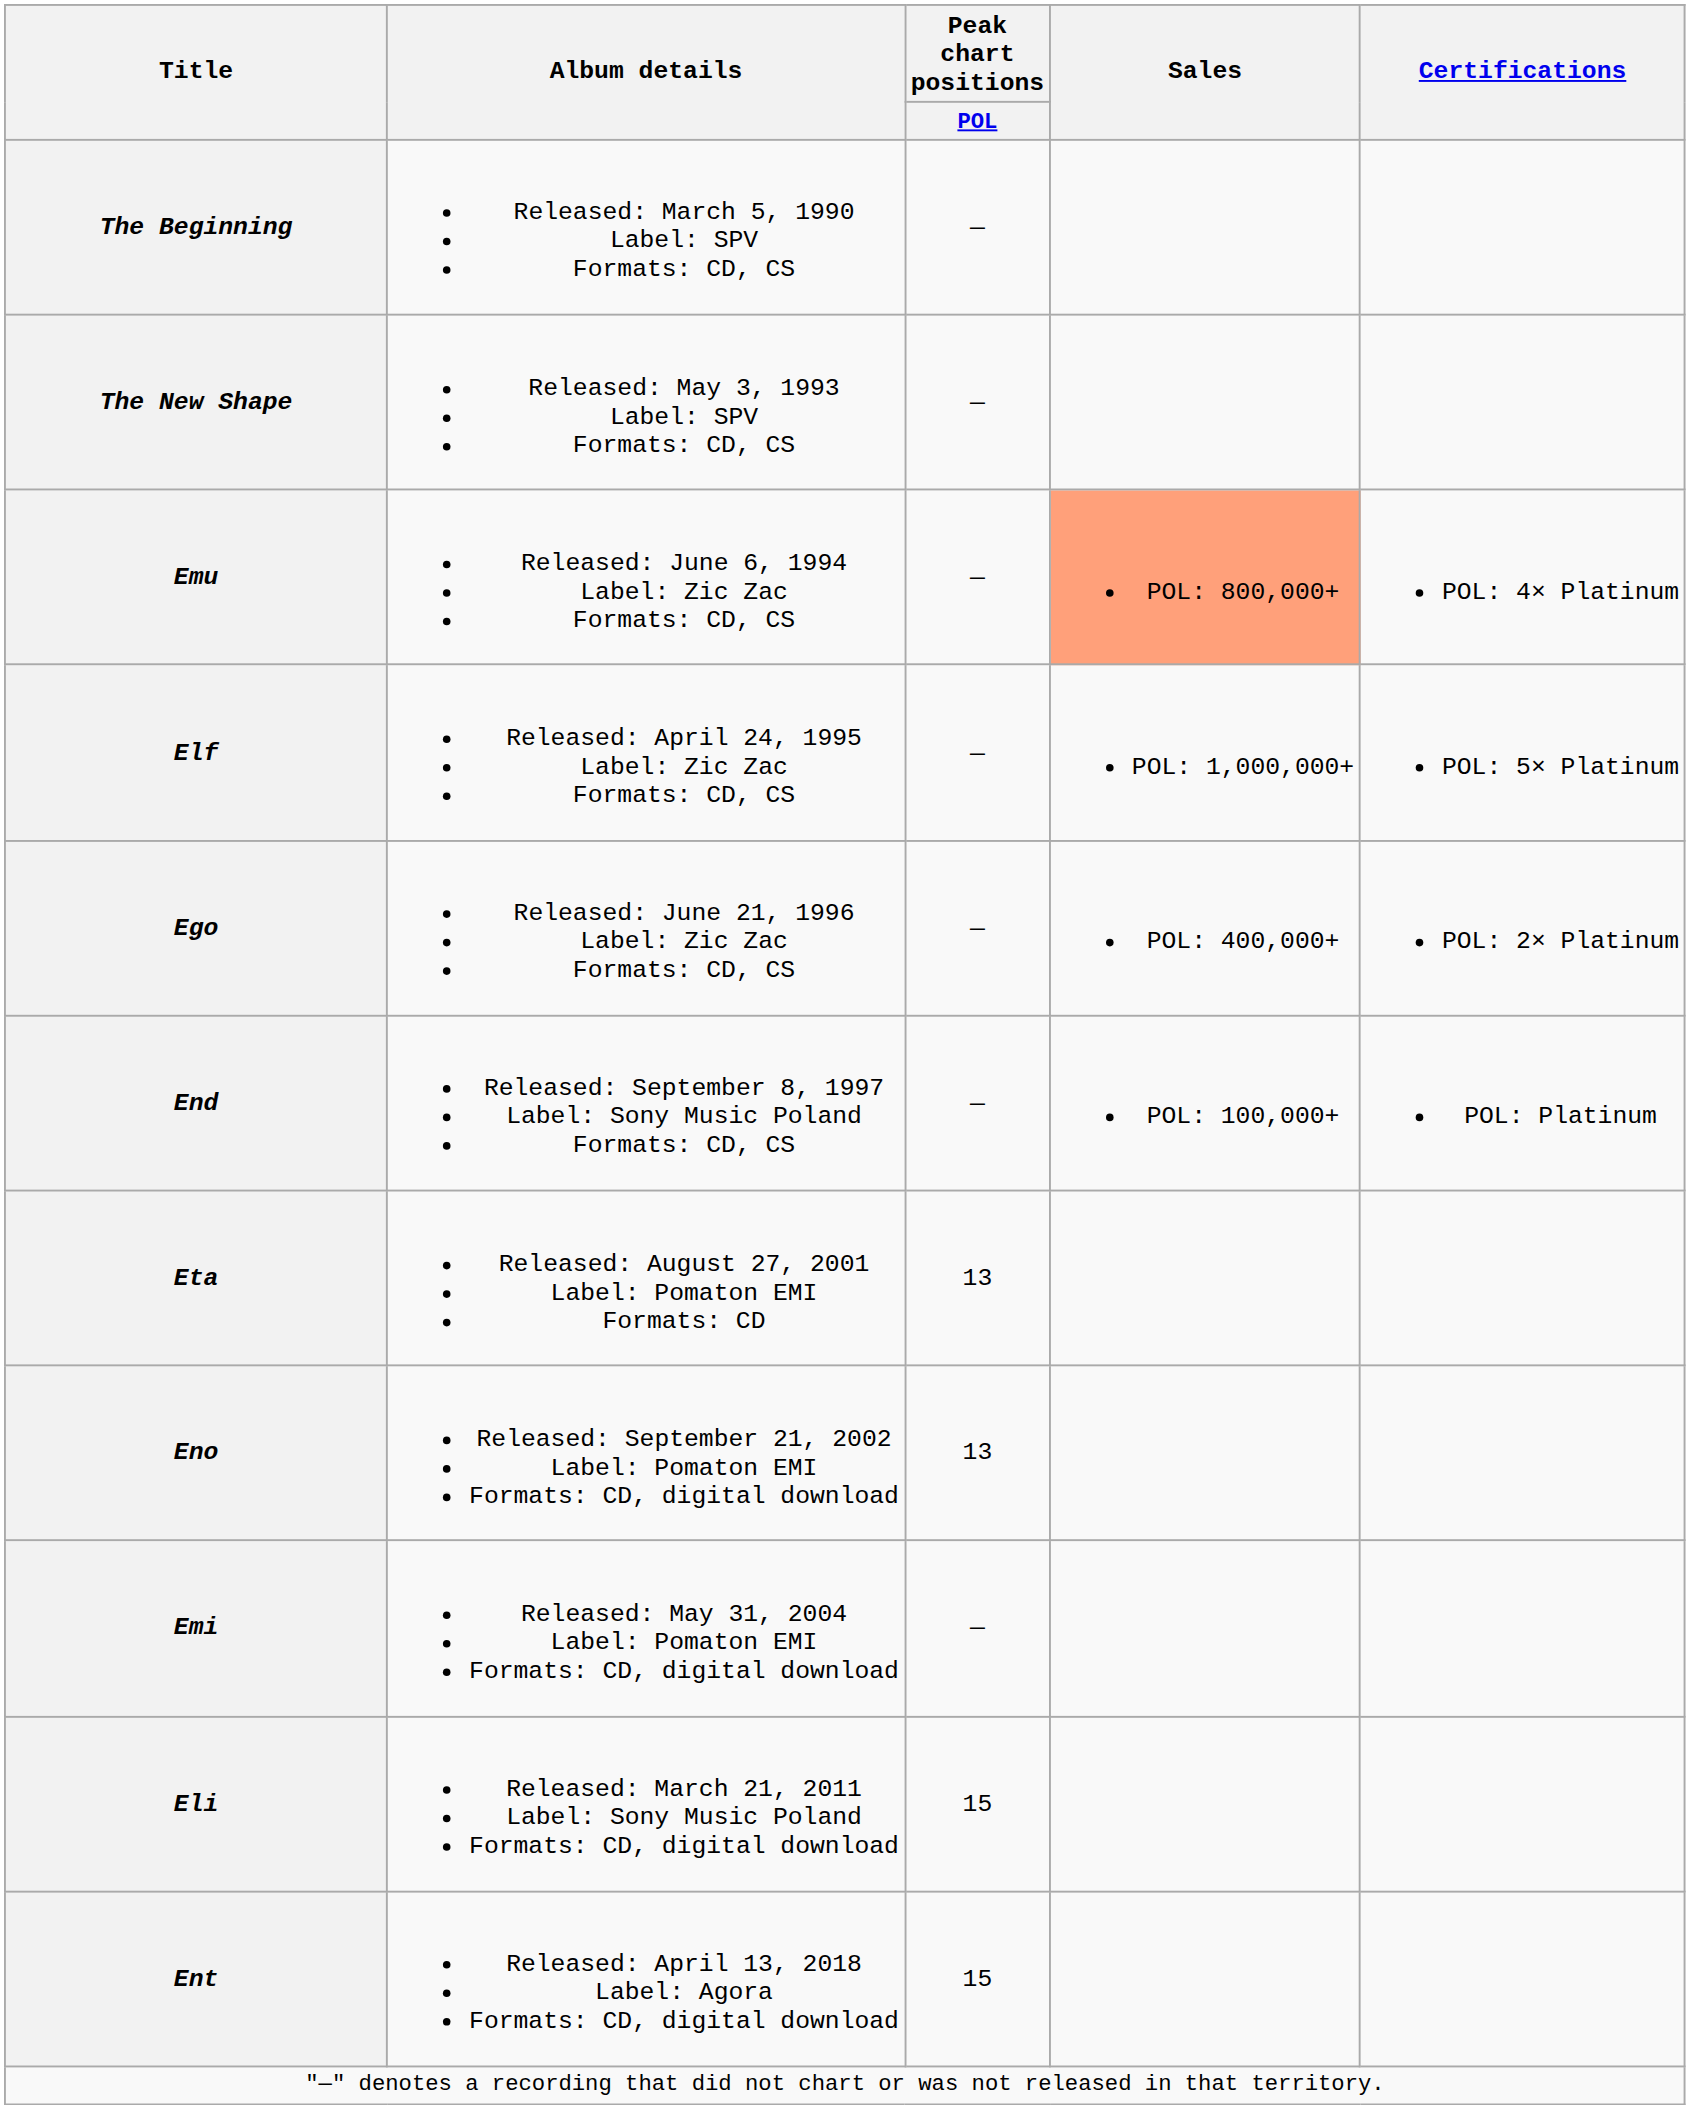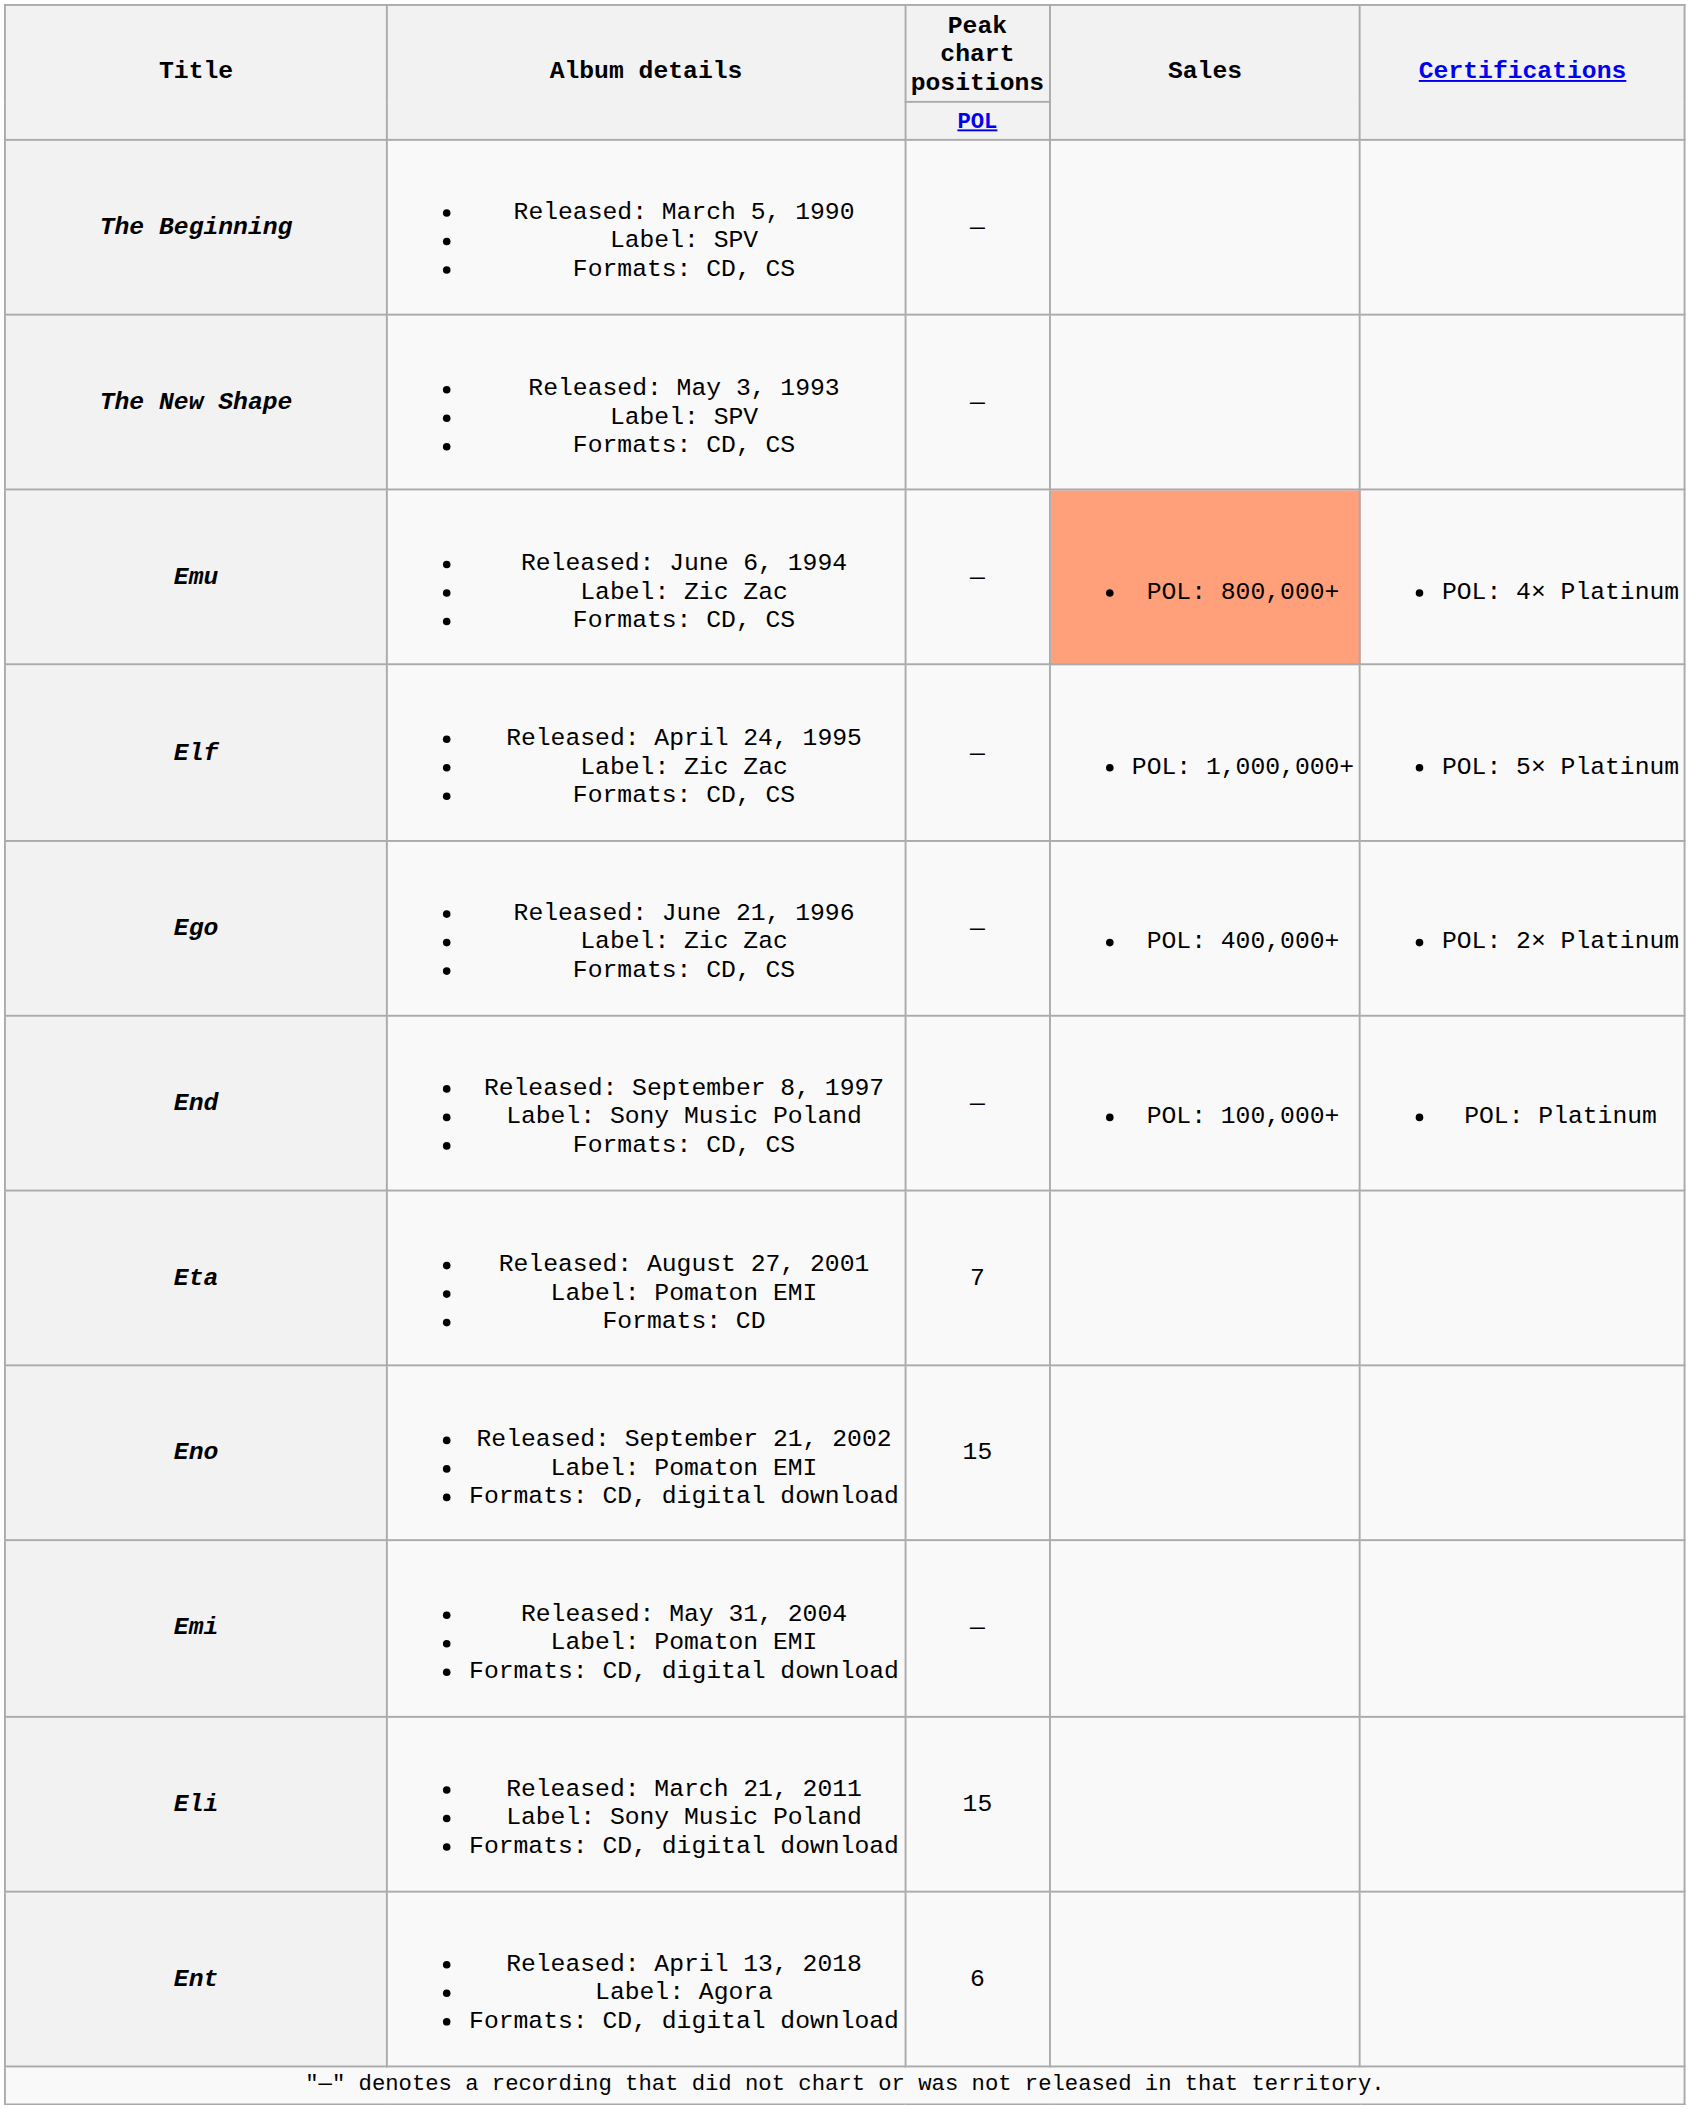(977, 1278) 13 -> (977, 1278) 7
(977, 1453) 13 -> (977, 1453) 15
(977, 1979) 15 -> (977, 1979) 6
